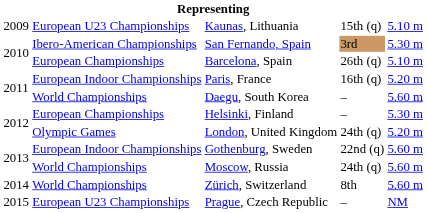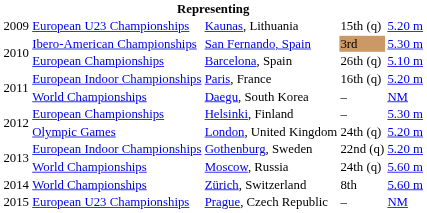(405, 26) 5.10 m -> (405, 26) 5.20 m
(405, 96) 5.60 m -> (398, 96) NM
(405, 149) 5.60 m -> (405, 149) 5.20 m
